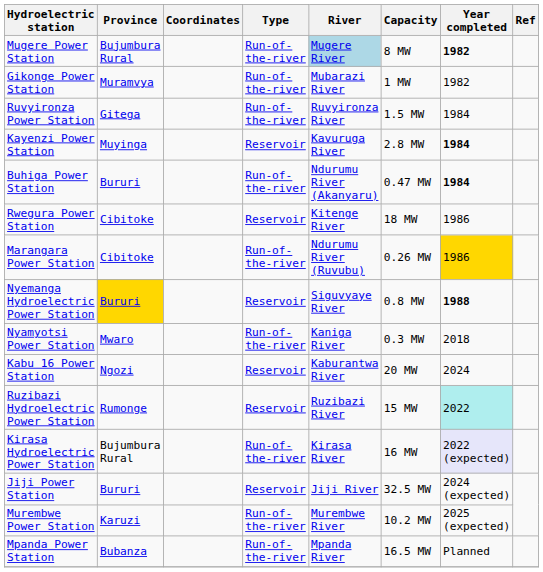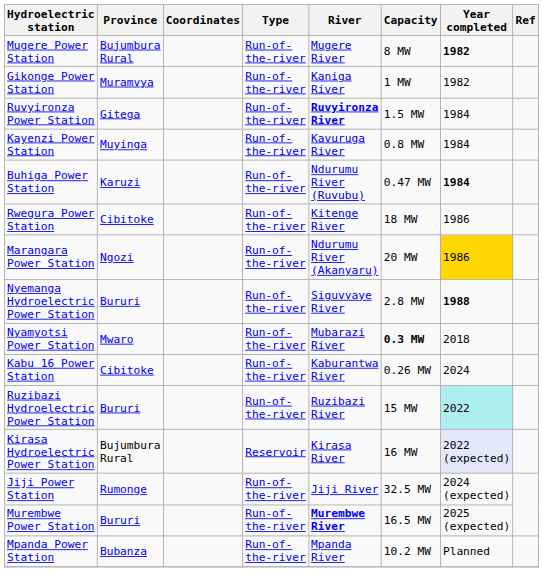(331, 51) lightblue background -> (331, 51) no background
(338, 82) Mubarazi River -> (331, 82) Kaniga River
(345, 113) normal -> (345, 113) bold
(275, 144) Reservoir -> (275, 144) Run-of-the-river
(404, 144) 2.8 MW -> (404, 144) 0.8 MW
(456, 144) bold -> (456, 144) normal
(120, 182) Bururi -> (120, 182) Karuzi
(345, 182) Ndurumu River (Akanyaru) -> (338, 182) Ndurumu River (Ruvubu)
(275, 220) Reservoir -> (275, 220) Run-of-the-river
(127, 257) Cibitoke -> (117, 257) Ngozi
(338, 257) Ndurumu River (Ruvubu) -> (345, 257) Ndurumu River (Akanyaru)
(407, 257) 0.26 MW -> (401, 257) 20 MW
(120, 301) gold background -> (120, 301) no background
(275, 301) Reservoir -> (275, 301) Run-of-the-river
(404, 301) 0.8 MW -> (404, 301) 2.8 MW
(331, 339) Kaniga River -> (338, 339) Mubarazi River
(404, 339) normal -> (404, 339) bold
(117, 370) Ngozi -> (127, 370) Cibitoke
(275, 370) Reservoir -> (275, 370) Run-of-the-river
(401, 370) 20 MW -> (407, 370) 0.26 MW
(123, 407) Rumonge -> (120, 407) Bururi
(275, 407) Reservoir -> (275, 407) Run-of-the-river
(275, 451) Run-of-the-river -> (275, 451) Reservoir
(120, 489) Bururi -> (123, 489) Rumonge
(275, 489) Reservoir -> (275, 489) Run-of-the-river
(120, 520) Karuzi -> (120, 520) Bururi
(338, 520) normal -> (338, 520) bold
(407, 520) 10.2 MW -> (407, 520) 16.5 MW
(407, 551) 16.5 MW -> (407, 551) 10.2 MW
